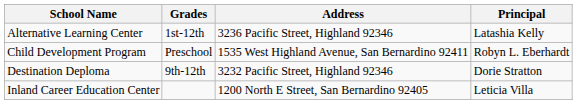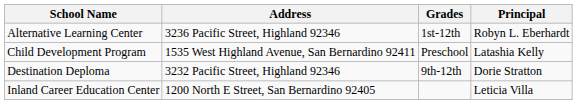columns swapped: (343, 14) <-> (189, 14)
(509, 33) Latashia Kelly -> (522, 33) Robyn L. Eberhardt
(522, 52) Robyn L. Eberhardt -> (509, 52) Latashia Kelly
